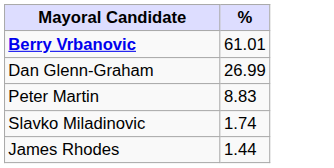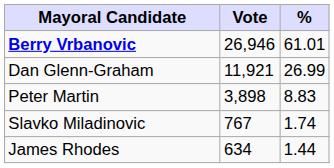+ column: (250, 17)
